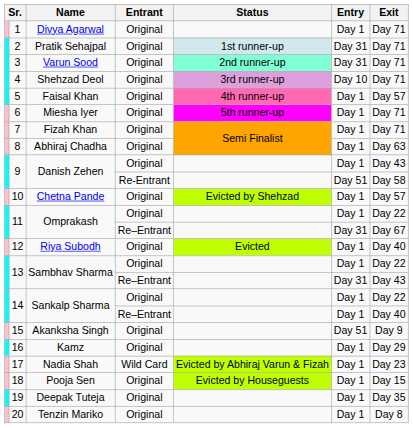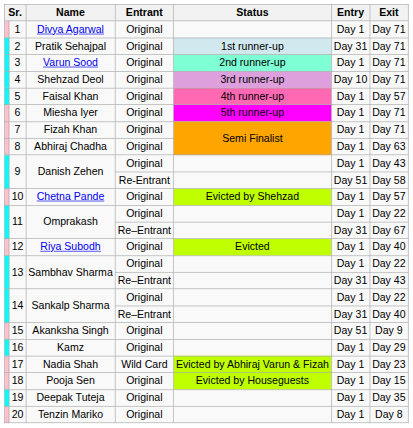(351, 63) Day 31 -> (351, 63) Day 1
(351, 314) Day 1 -> (351, 314) Day 31
